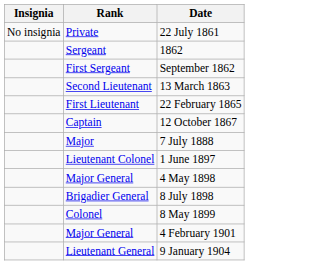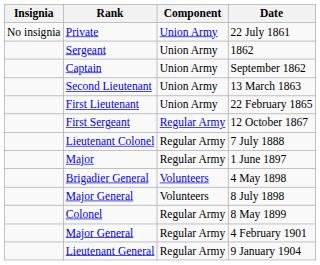+ column: (192, 13)
(98, 68) First Sergeant -> (84, 68) Captain
(84, 123) Captain -> (98, 123) First Sergeant
(80, 141) Major -> (110, 141) Lieutenant Colonel
(110, 159) Lieutenant Colonel -> (80, 159) Major
(100, 178) Major General -> (107, 178) Brigadier General
(107, 196) Brigadier General -> (100, 196) Major General
